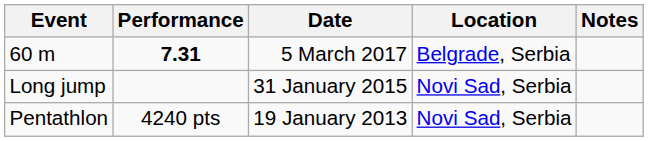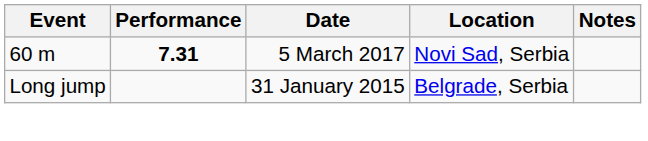(493, 53) Belgrade, Serbia -> (492, 53) Novi Sad, Serbia
(494, 86) Novi Sad, Serbia -> (491, 86) Belgrade, Serbia
- row: (59, 119)
